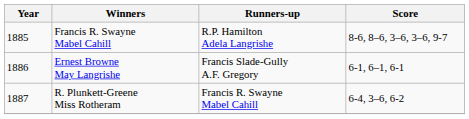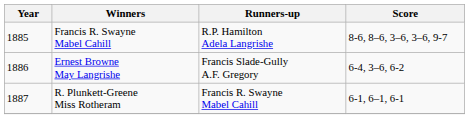(376, 68) 6-1, 6–1, 6-1 -> (376, 68) 6-4, 3–6, 6-2
(376, 98) 6-4, 3–6, 6-2 -> (376, 98) 6-1, 6–1, 6-1
